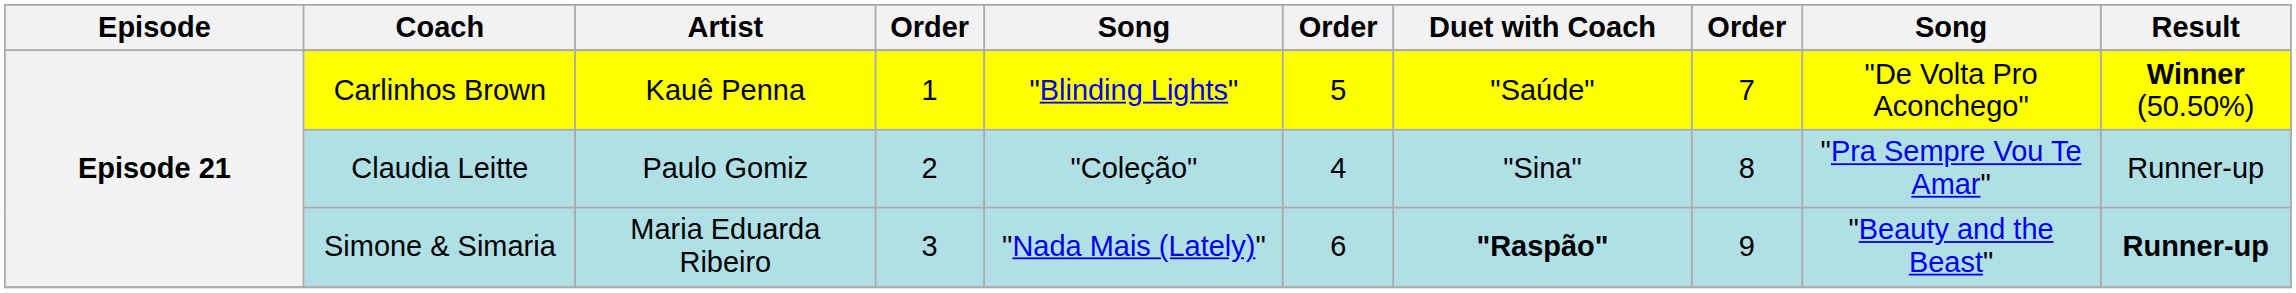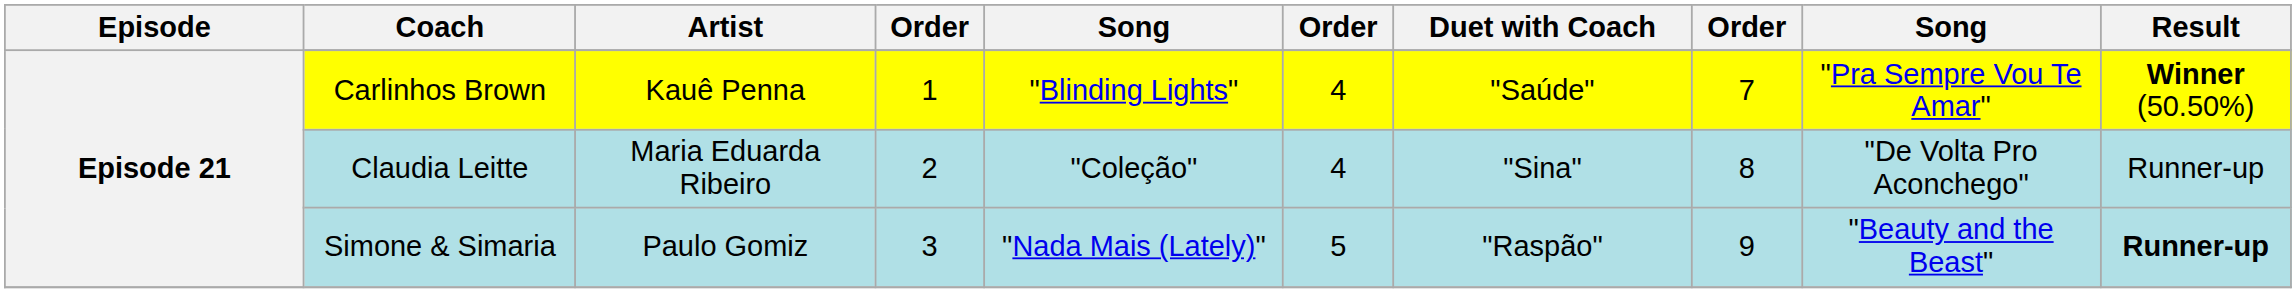(1338, 89) 5 -> (1338, 89) 4
(1951, 89) "De Volta Pro Aconchego" -> (1951, 89) "Pra Sempre Vou Te Amar"
(725, 168) Paulo Gomiz -> (725, 168) Maria Eduarda Ribeiro
(1951, 168) "Pra Sempre Vou Te Amar" -> (1951, 168) "De Volta Pro Aconchego"
(725, 246) Maria Eduarda Ribeiro -> (725, 246) Paulo Gomiz
(1338, 246) 6 -> (1338, 246) 5
(1542, 246) bold -> (1542, 246) normal
